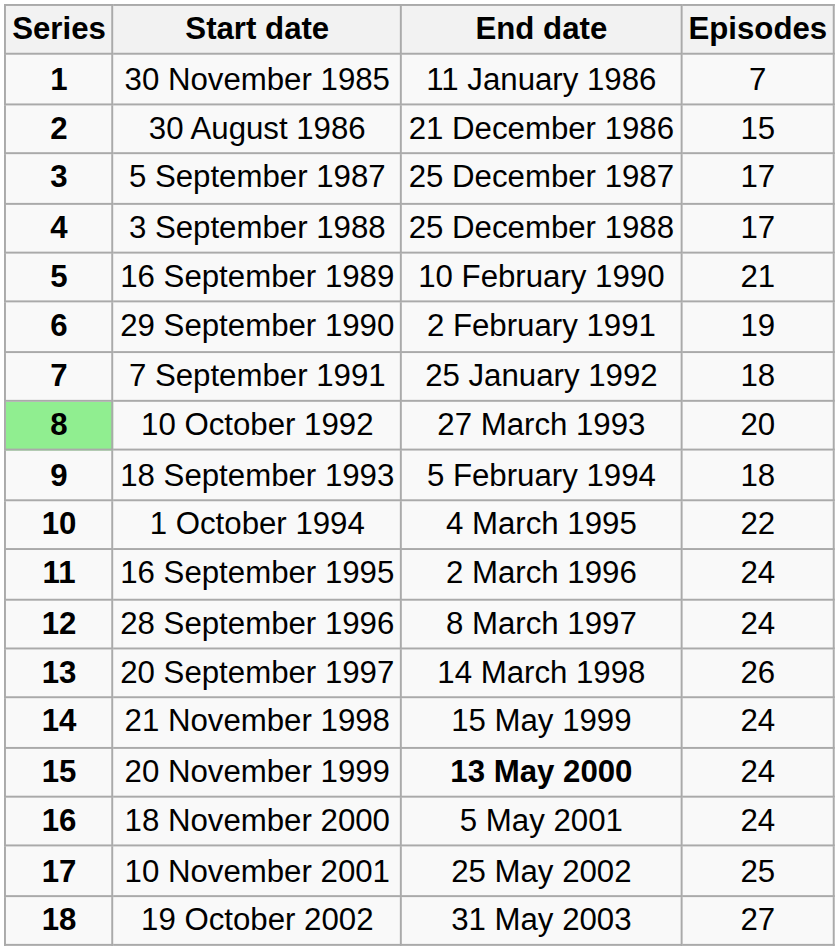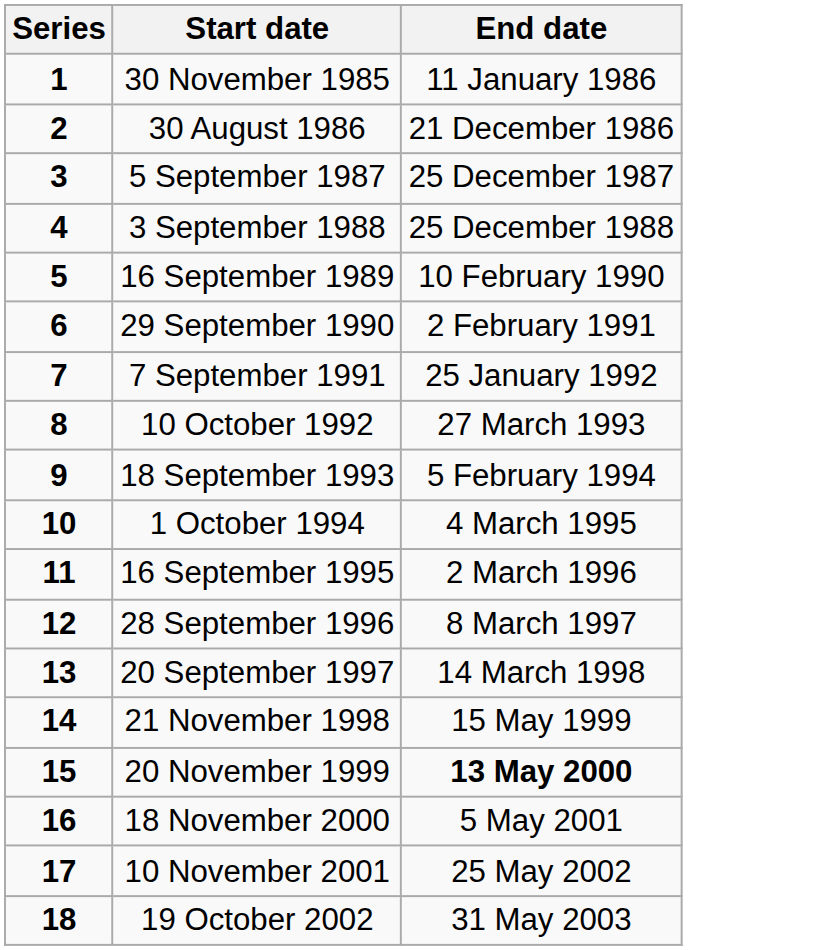- column: (758, 29)
(59, 425) lightgreen background -> (59, 425) no background
